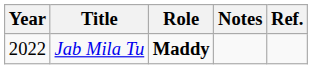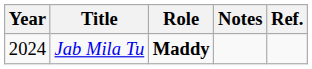(27, 48) 2022 -> (27, 48) 2024
